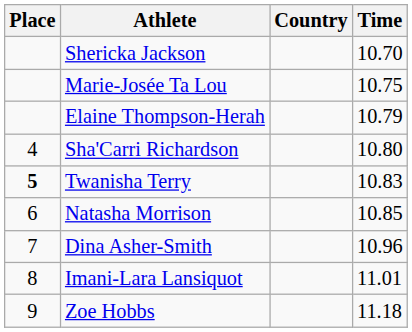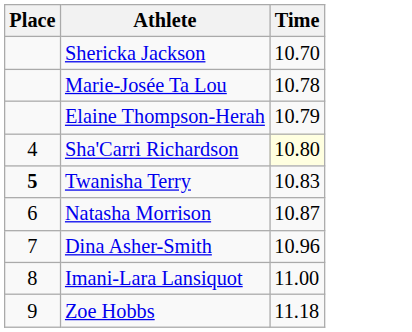- column: (311, 20)
(380, 85) 10.75 -> (297, 85) 10.78
(380, 149) no background -> (297, 149) lightyellow background
(380, 213) 10.85 -> (297, 213) 10.87
(379, 278) 11.01 -> (297, 278) 11.00
